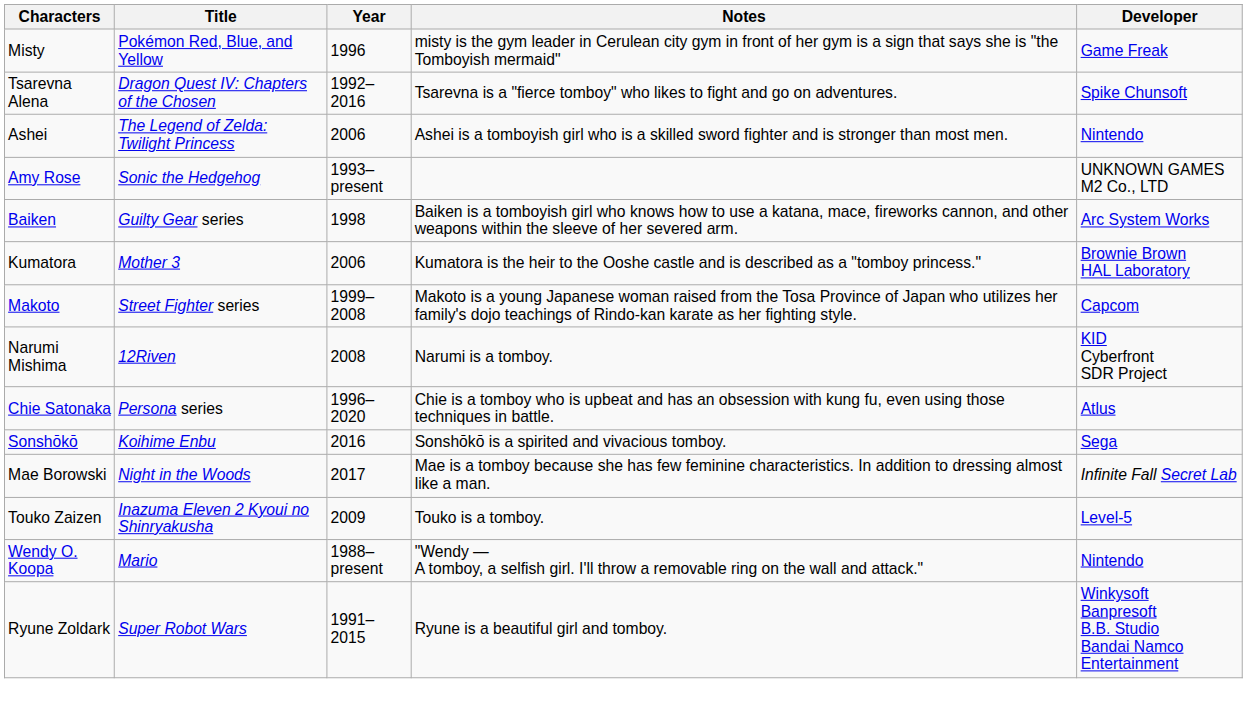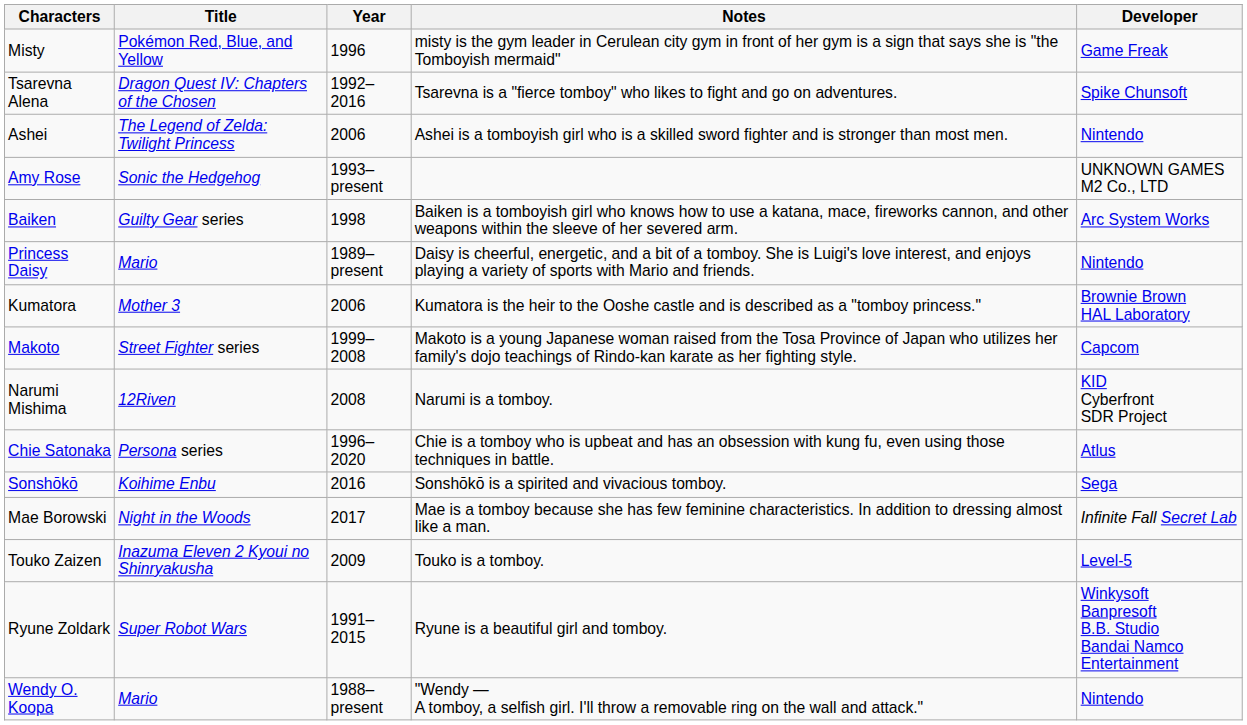+ row: (38, 263)
rows swapped: (59, 629) <-> (43, 560)
